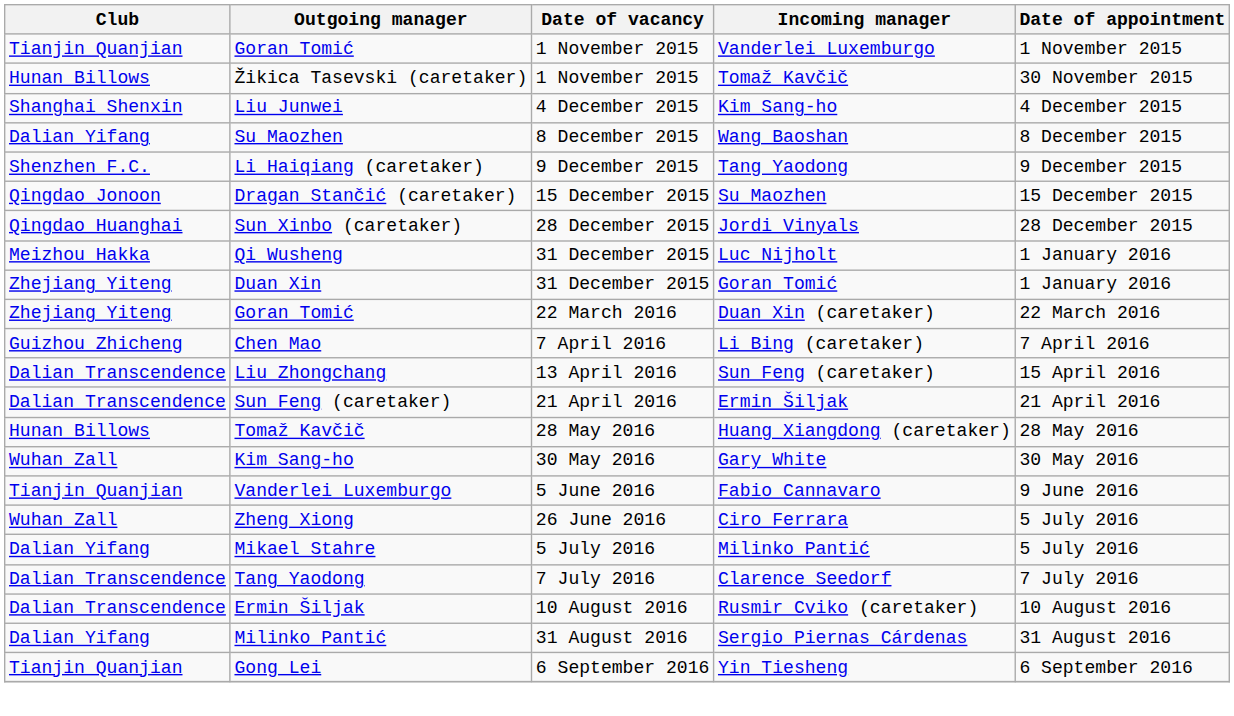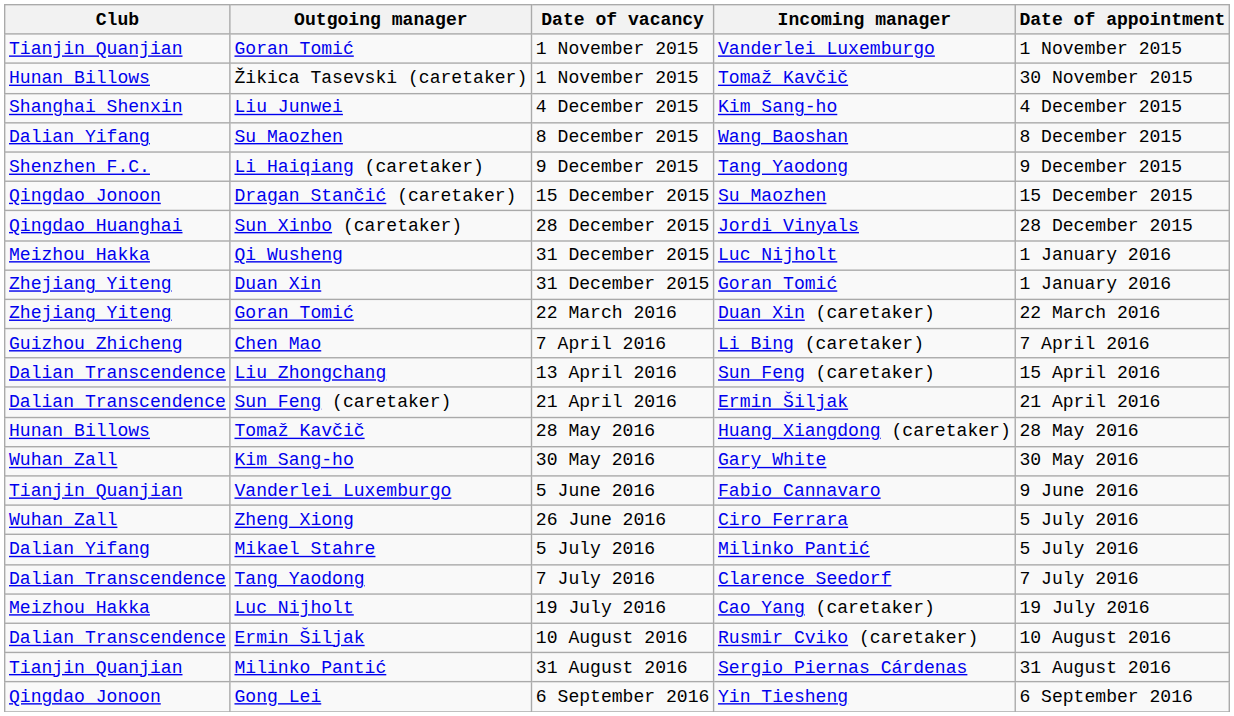+ row: (826, 608)
(79, 638) Dalian Yifang -> (96, 667) Tianjin Quanjian
(96, 667) Tianjin Quanjian -> (85, 697) Qingdao Jonoon
